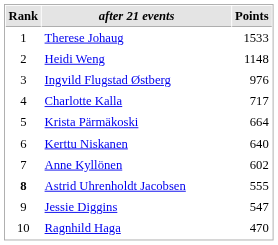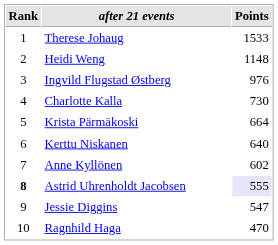(259, 101) 717 -> (259, 101) 730
(259, 186) no background -> (259, 186) lavender background
